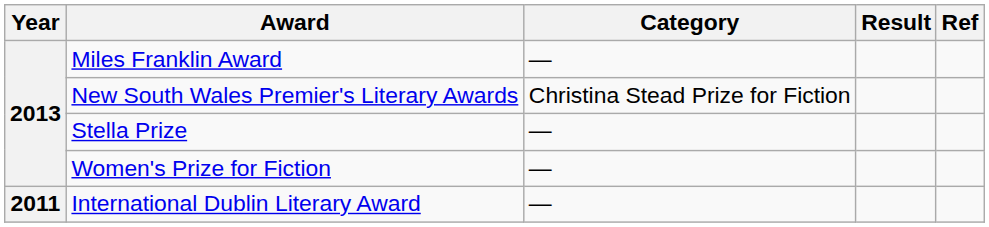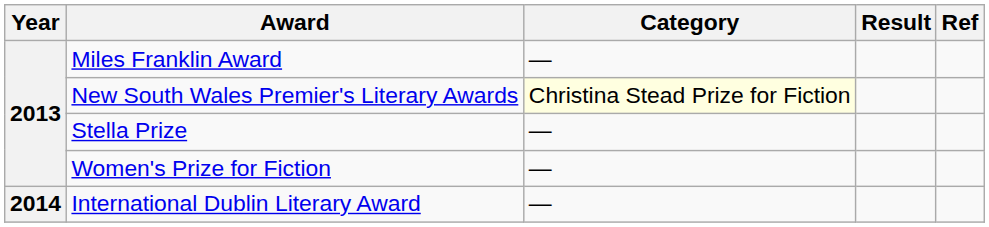(690, 95) no background -> (690, 95) lightyellow background
(35, 204) 2011 -> (35, 204) 2014
